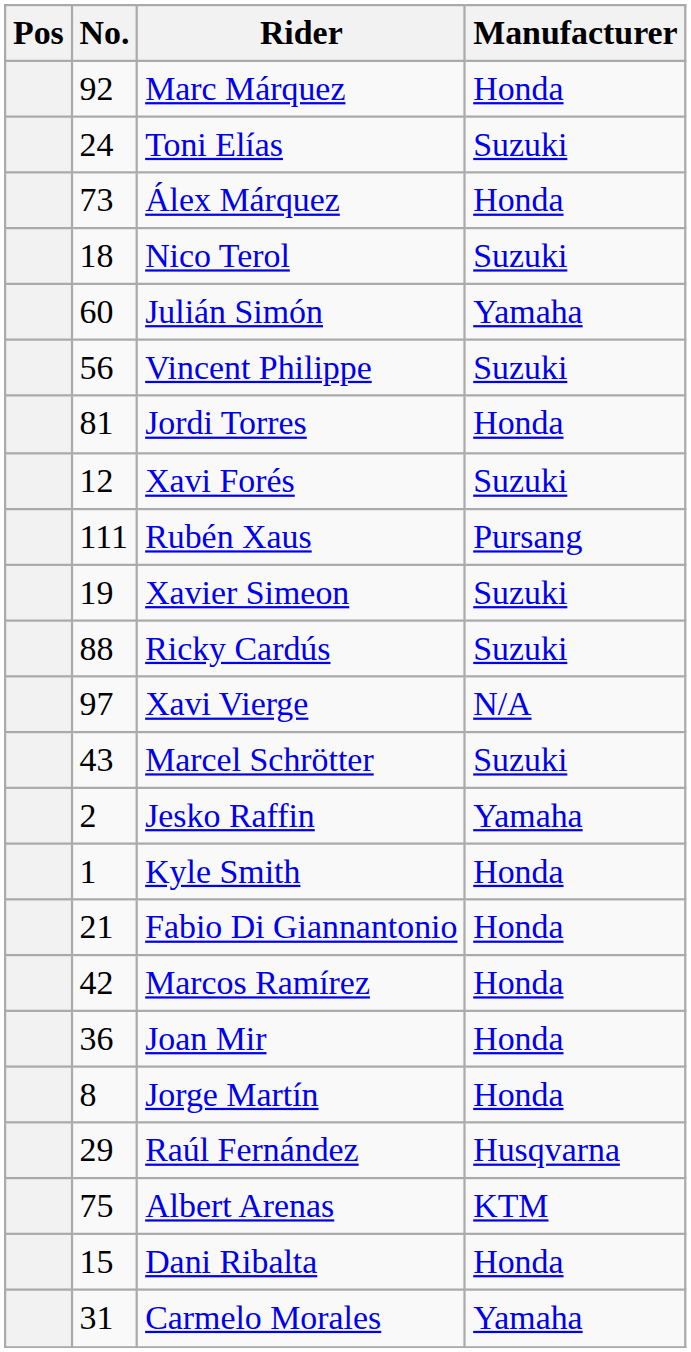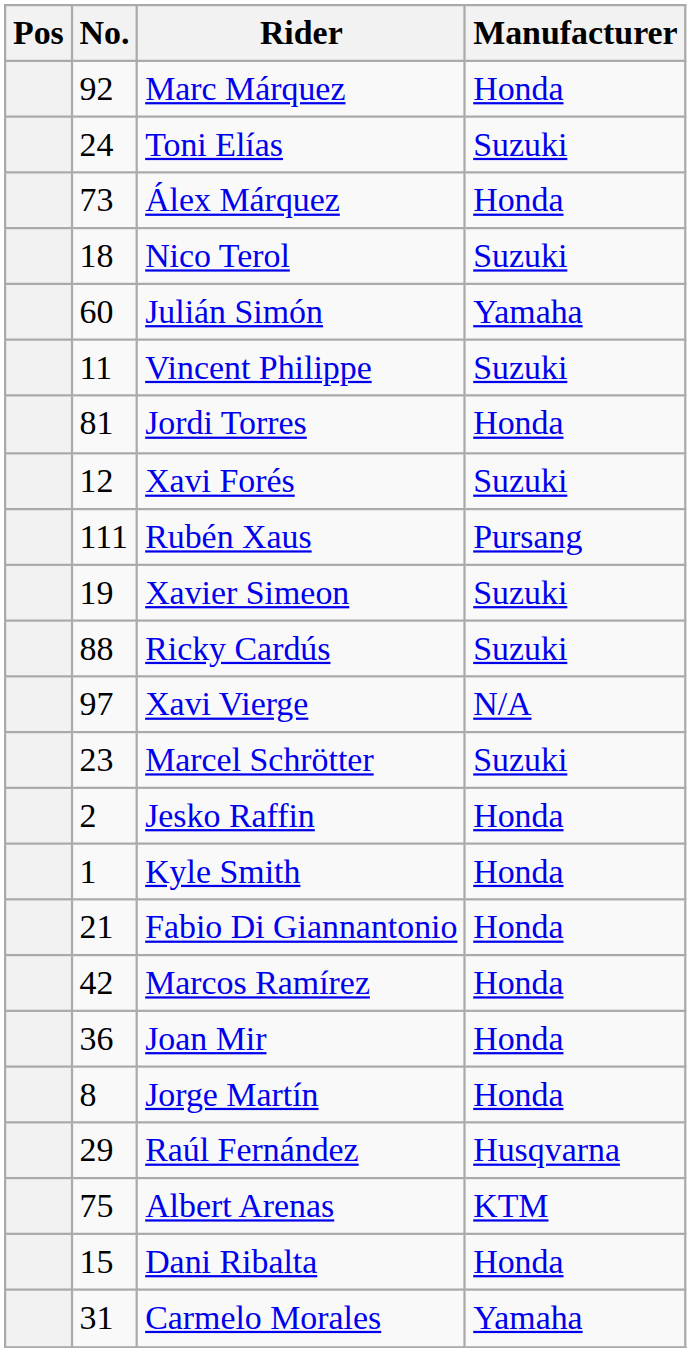(96, 367) 56 -> (96, 367) 11
(96, 759) 43 -> (96, 759) 23
(528, 815) Yamaha -> (518, 815) Honda
